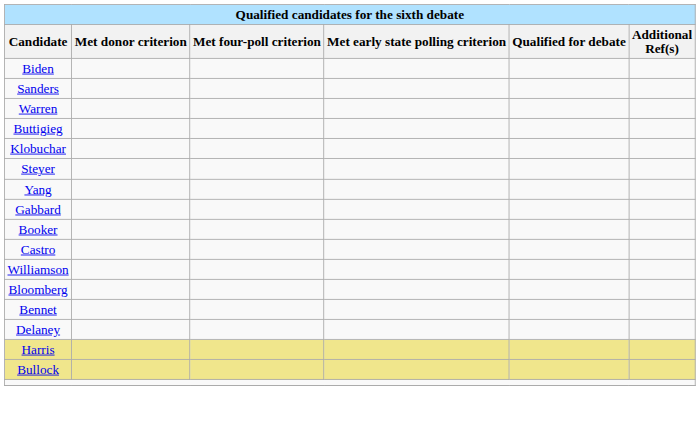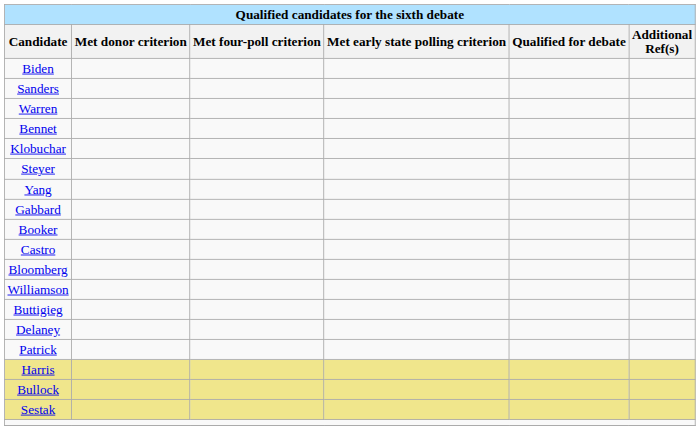rows swapped: (38, 128) <-> (38, 309)
rows swapped: (38, 289) <-> (38, 269)
+ row: (38, 349)
+ row: (38, 409)
